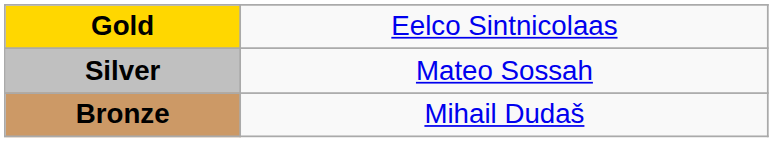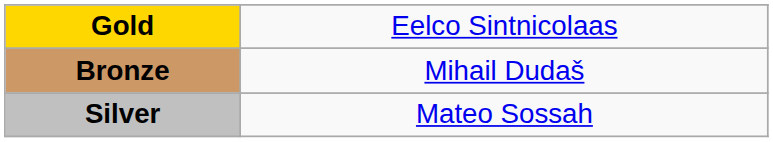rows swapped: (123, 70) <-> (123, 114)
